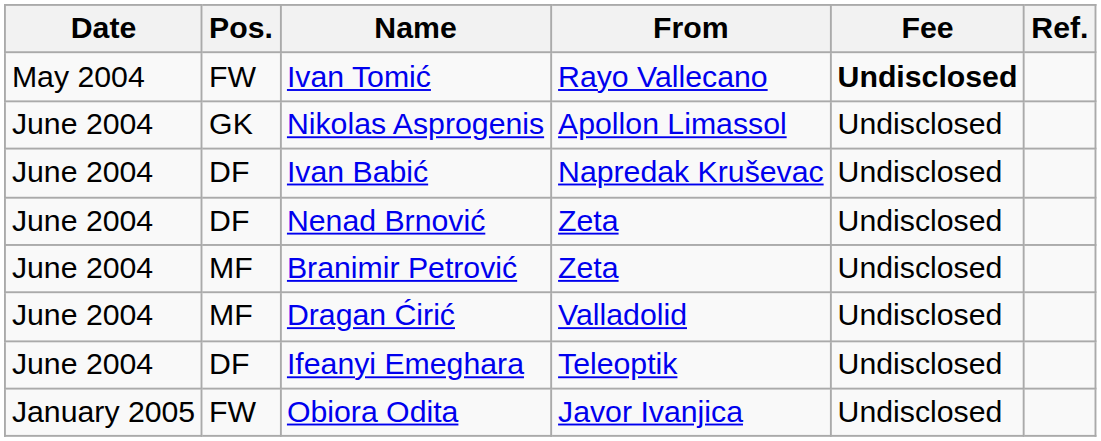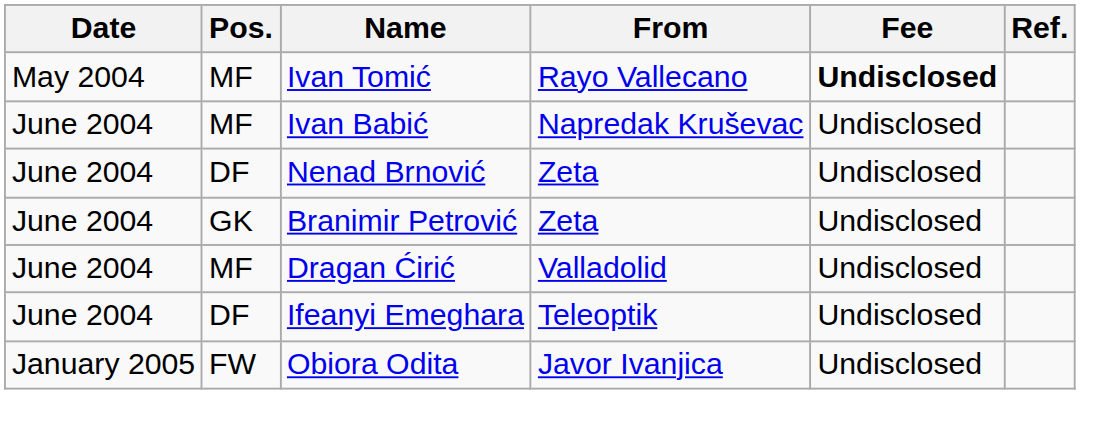(233, 76) FW -> (231, 76) MF
- row: (416, 124)
(229, 172) DF -> (231, 124) MF
(231, 268) MF -> (231, 220) GK
